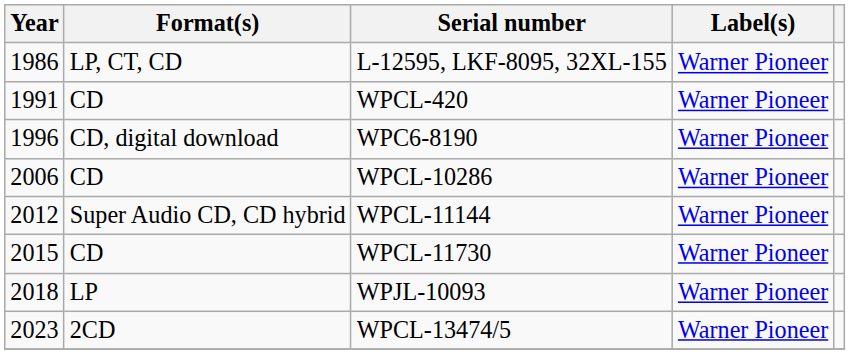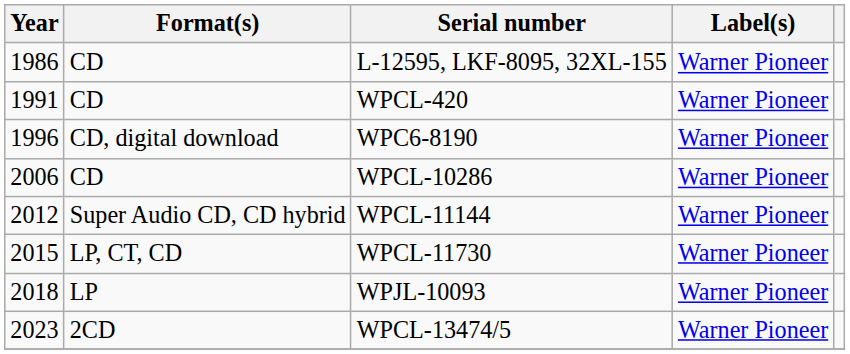(126, 61) LP, CT, CD -> (87, 61) CD
(87, 253) CD -> (126, 253) LP, CT, CD
